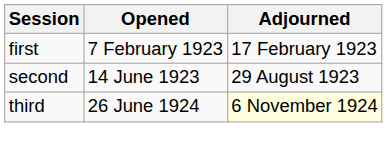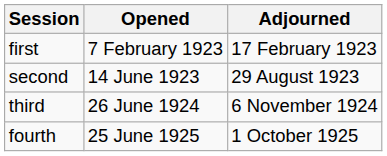(304, 106) lightyellow background -> (304, 106) no background
+ row: (32, 135)
